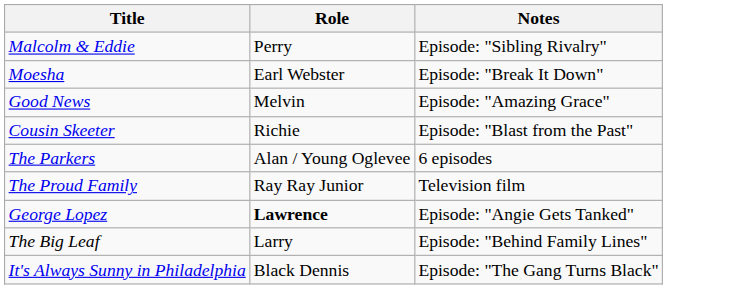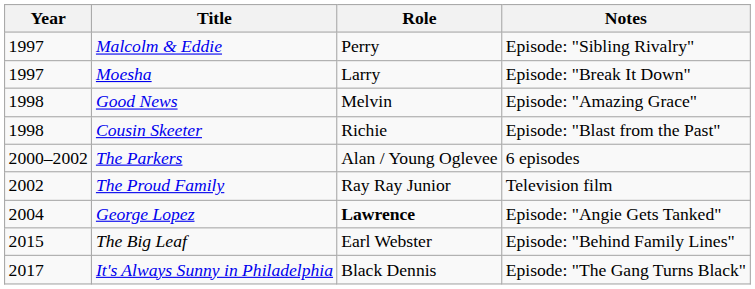+ column: (48, 18)
(299, 74) Earl Webster -> (361, 74) Larry
(273, 241) Larry -> (386, 241) Earl Webster
